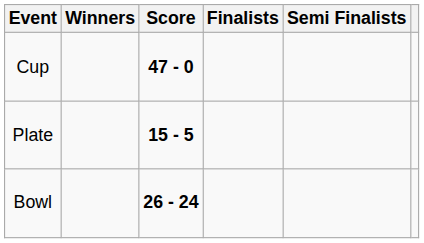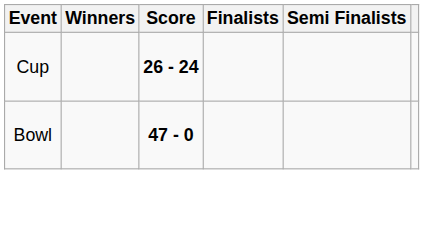(171, 66) 47 - 0 -> (171, 66) 26 - 24
- row: (33, 134)
(171, 202) 26 - 24 -> (171, 134) 47 - 0
